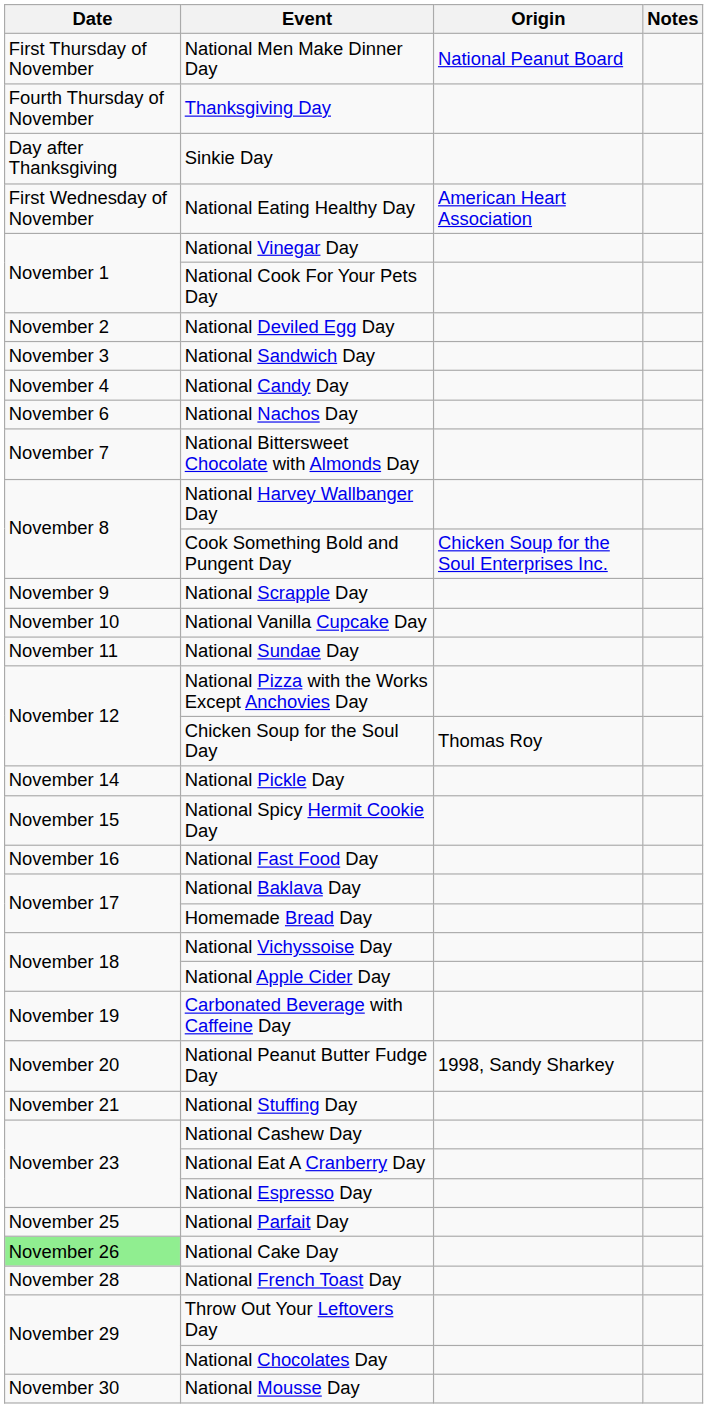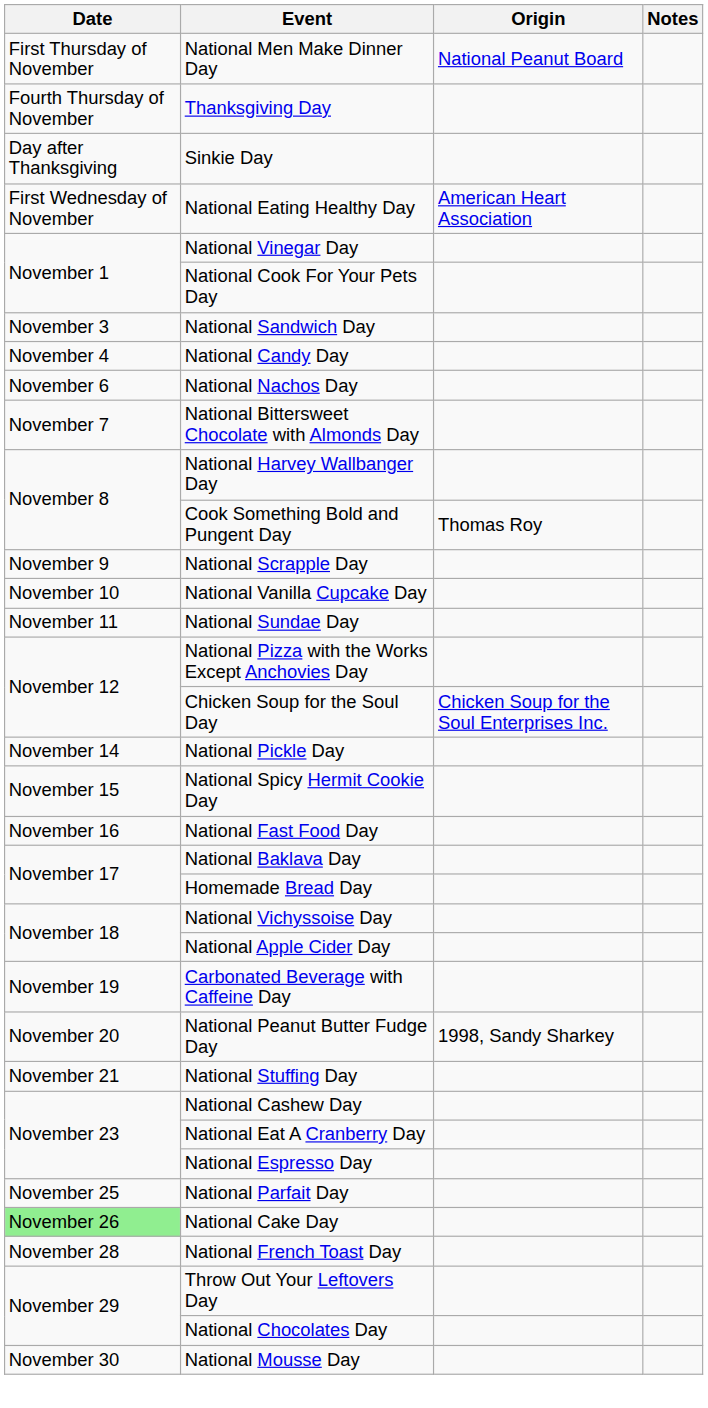- row: (290, 326)
(524, 553) Chicken Soup for the Soul Enterprises Inc. -> (490, 524) Thomas Roy
(490, 741) Thomas Roy -> (524, 711) Chicken Soup for the Soul Enterprises Inc.
